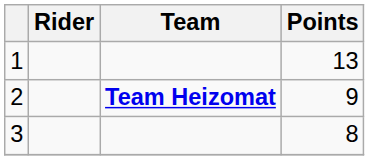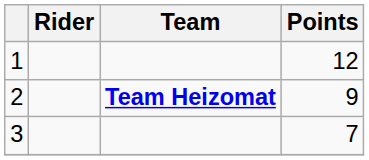(345, 60) 13 -> (345, 60) 12
(352, 135) 8 -> (352, 135) 7
